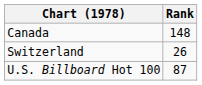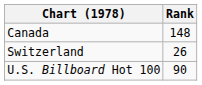(180, 70) 87 -> (180, 70) 90
